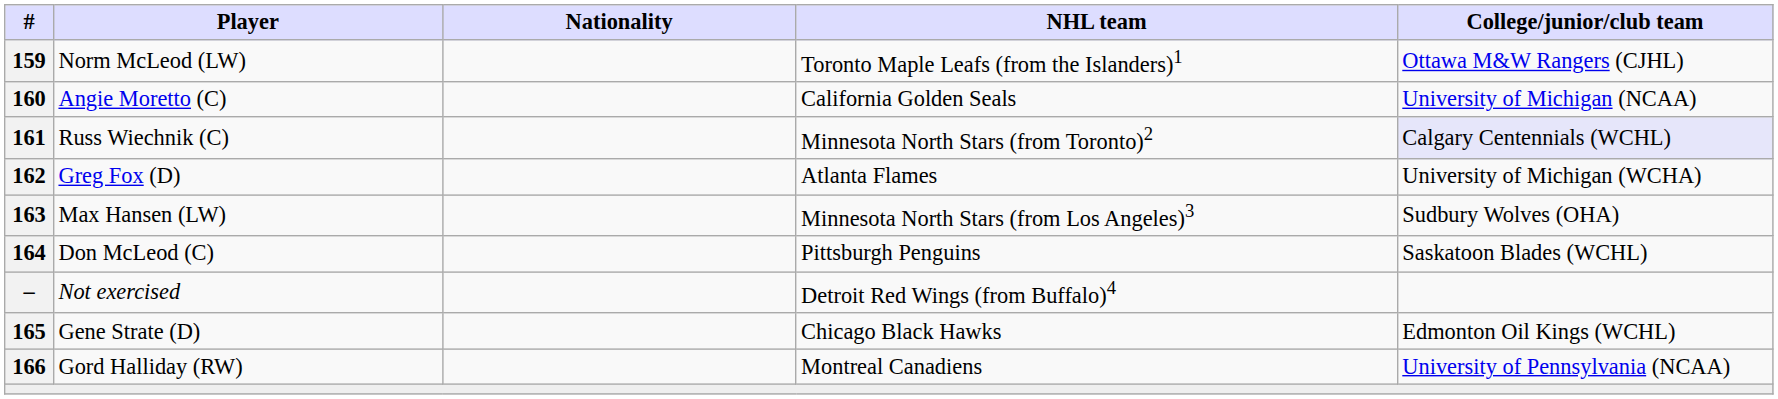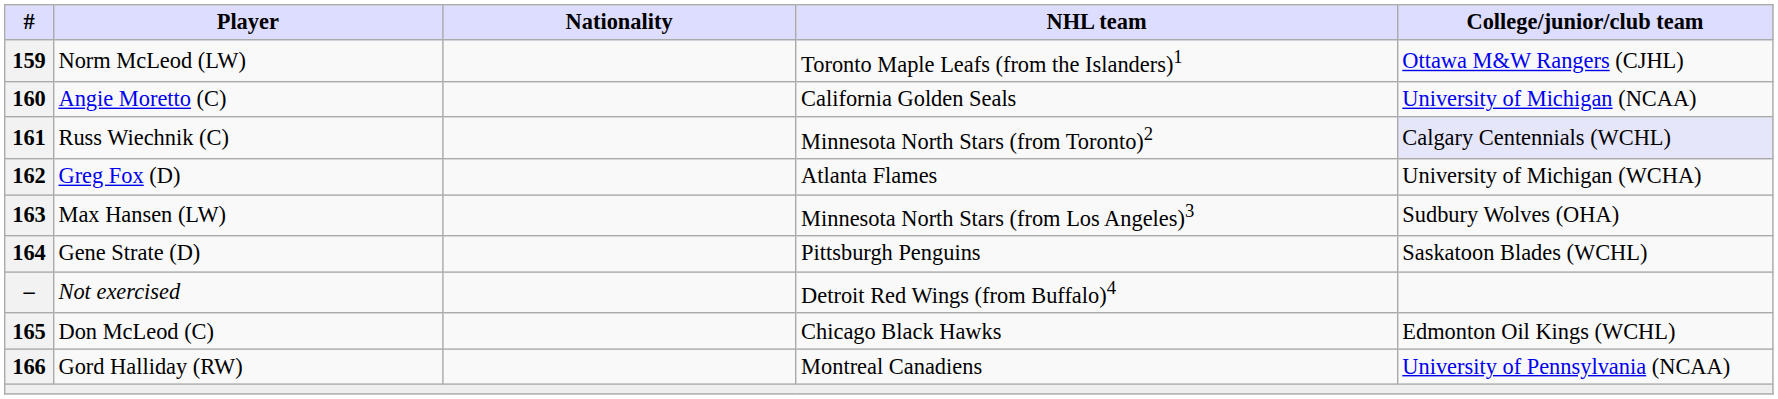(136, 253) Don McLeod (C) -> (129, 253) Gene Strate (D)
(129, 330) Gene Strate (D) -> (136, 330) Don McLeod (C)
